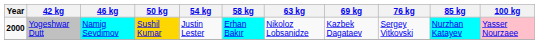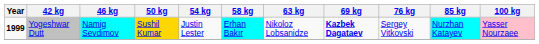(15, 28) 2000 -> (15, 28) 1999
(344, 28) normal -> (344, 28) bold
